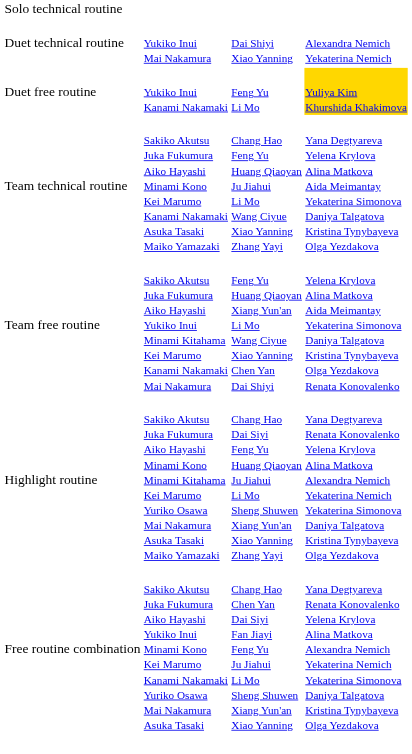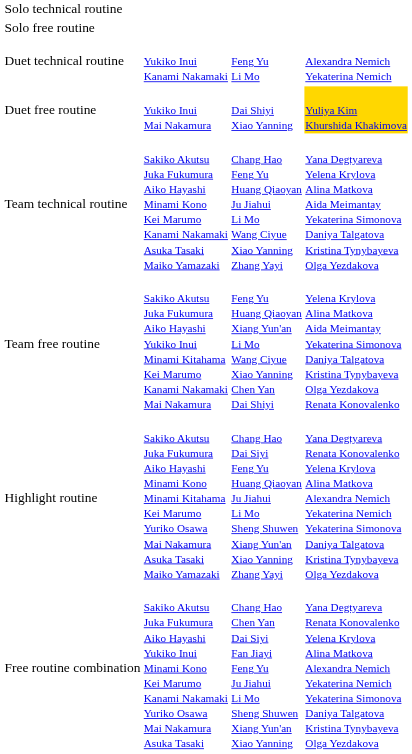+ row: (50, 27)
(177, 51) Yukiko Inui Mai Nakamura -> (186, 69) Yukiko Inui Kanami Nakamaki
(262, 51) Dai Shiyi Xiao Yanning -> (250, 69) Feng Yu Li Mo
(186, 99) Yukiko Inui Kanami Nakamaki -> (177, 118) Yukiko Inui Mai Nakamura
(250, 99) Feng Yu Li Mo -> (262, 118) Dai Shiyi Xiao Yanning
